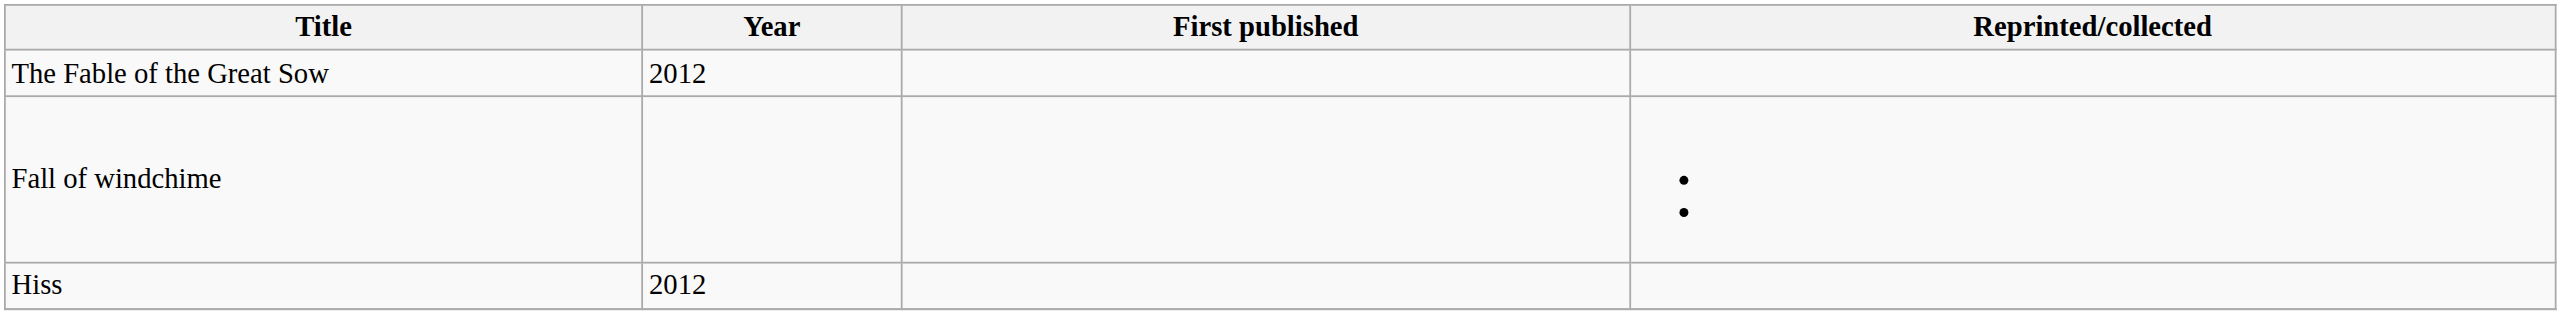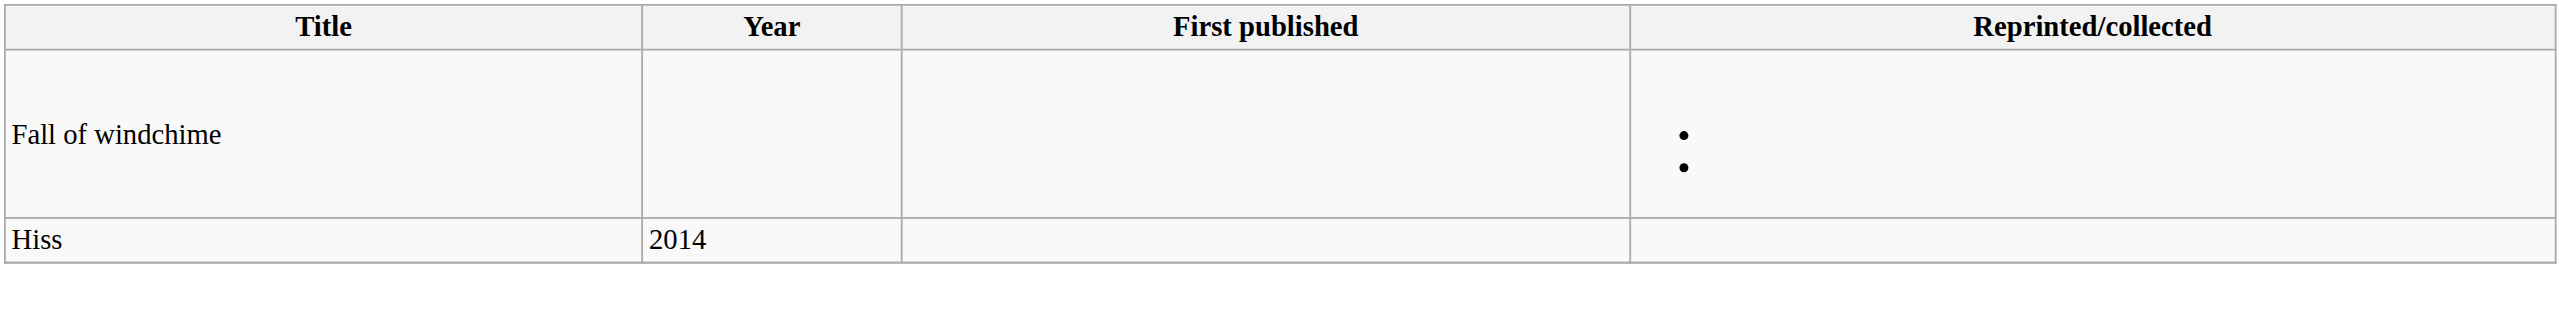- row: (170, 72)
(678, 285) 2012 -> (678, 239) 2014
